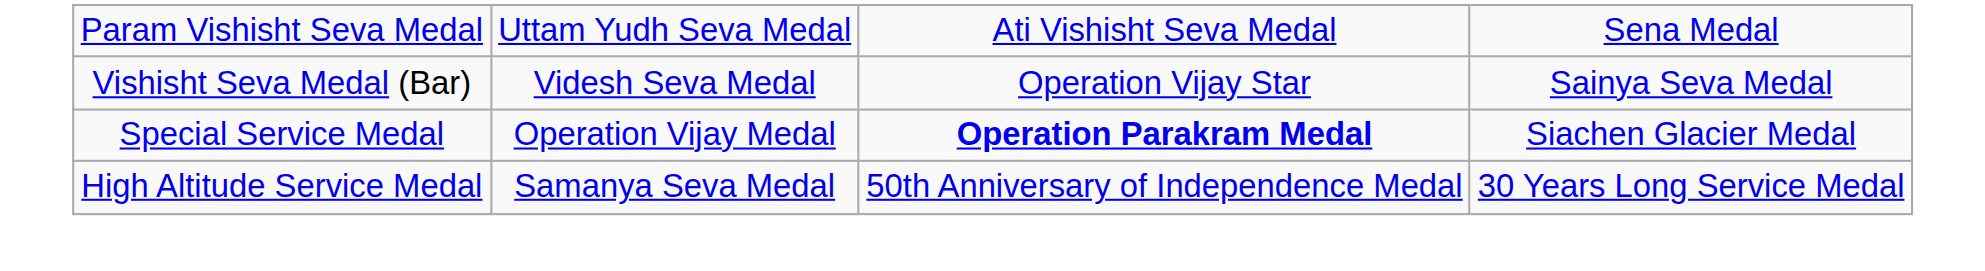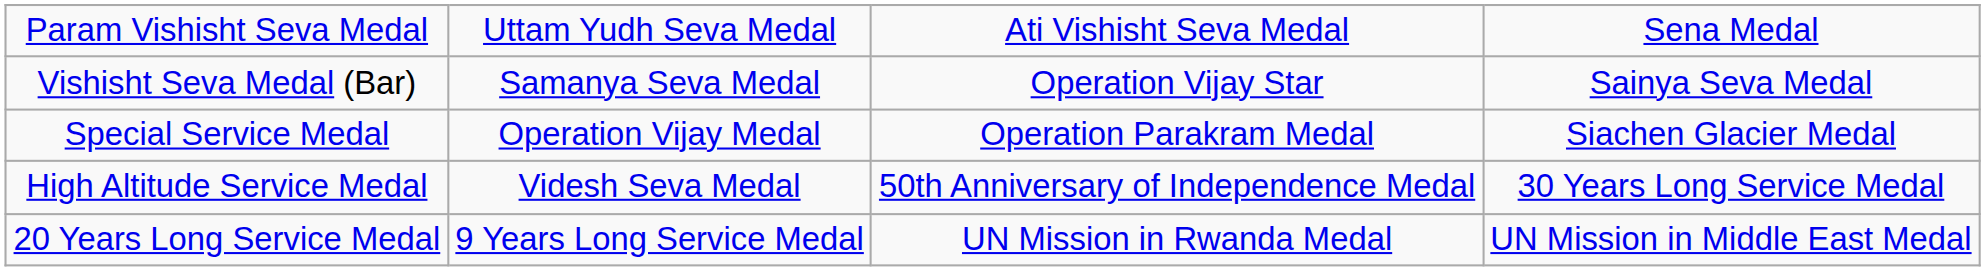(675, 82) Videsh Seva Medal -> (660, 82) Samanya Seva Medal
(1165, 134) bold -> (1177, 134) normal
(675, 186) Samanya Seva Medal -> (660, 186) Videsh Seva Medal
+ row: (227, 238)
